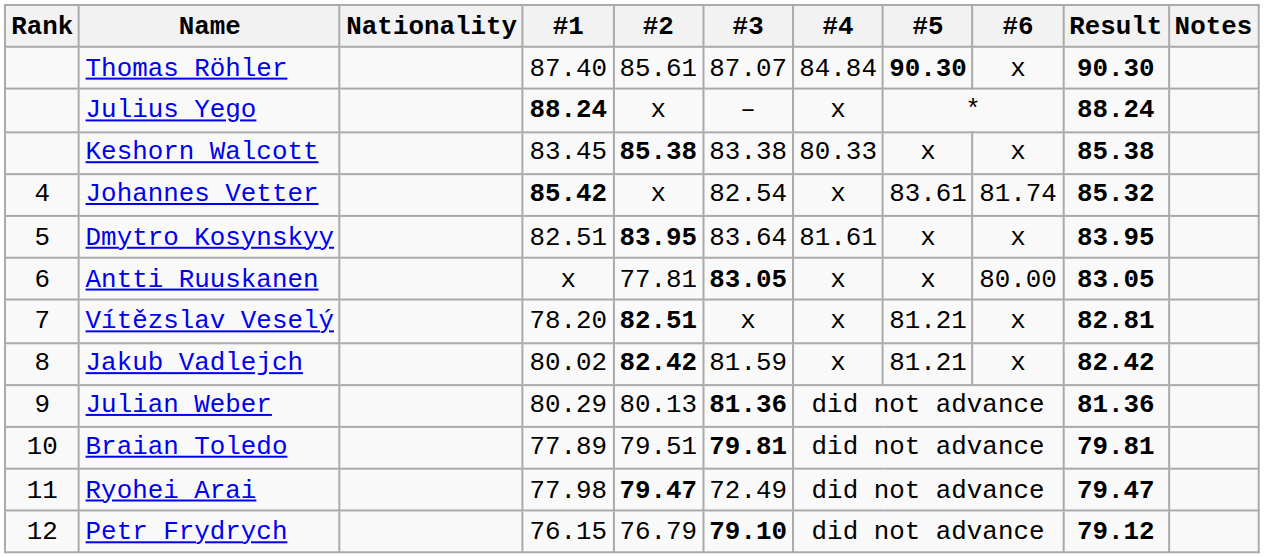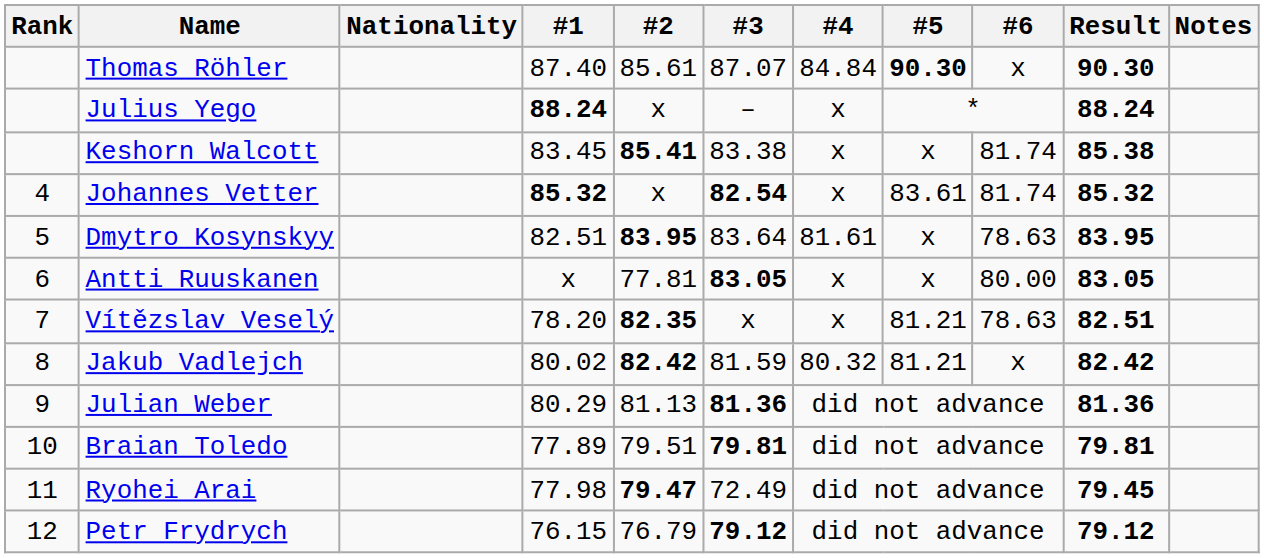(658, 153) 85.38 -> (658, 153) 85.41
(838, 153) 80.33 -> (838, 153) x
(1018, 153) x -> (1018, 153) 81.74
(568, 195) 85.42 -> (568, 195) 85.32
(748, 195) normal -> (748, 195) bold
(1018, 237) x -> (1018, 237) 78.63
(658, 321) 82.51 -> (658, 321) 82.35
(1018, 321) x -> (1018, 321) 78.63
(1116, 321) 82.81 -> (1116, 321) 82.51
(838, 363) x -> (838, 363) 80.32
(658, 406) 80.13 -> (658, 406) 81.13
(1116, 490) 79.47 -> (1116, 490) 79.45
(748, 532) 79.10 -> (748, 532) 79.12
